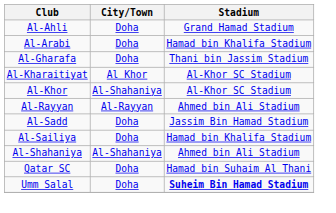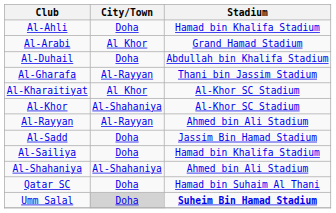(239, 28) Grand Hamad Stadium -> (247, 28) Hamad bin Khalifa Stadium
(127, 44) Doha -> (127, 44) Al Khor
(239, 44) Hamad bin Khalifa Stadium -> (247, 44) Grand Hamad Stadium
+ row: (47, 59)
(127, 59) Doha -> (127, 75) Al-Rayyan
(127, 185) no background -> (127, 200) lightgrey background
